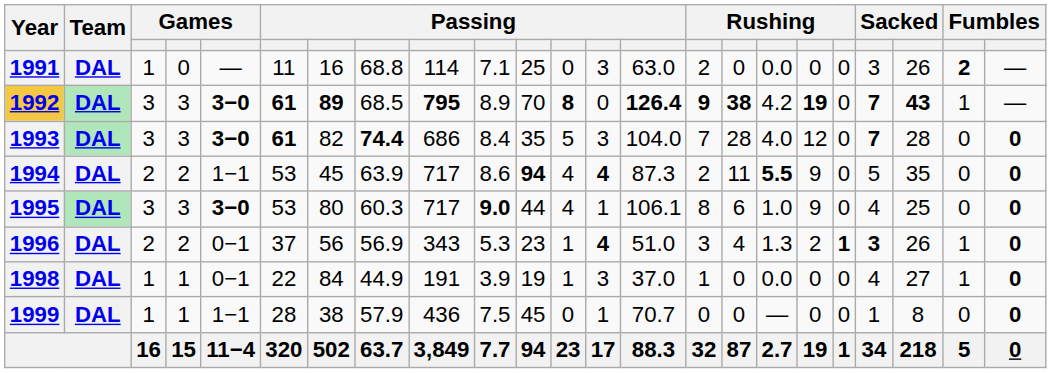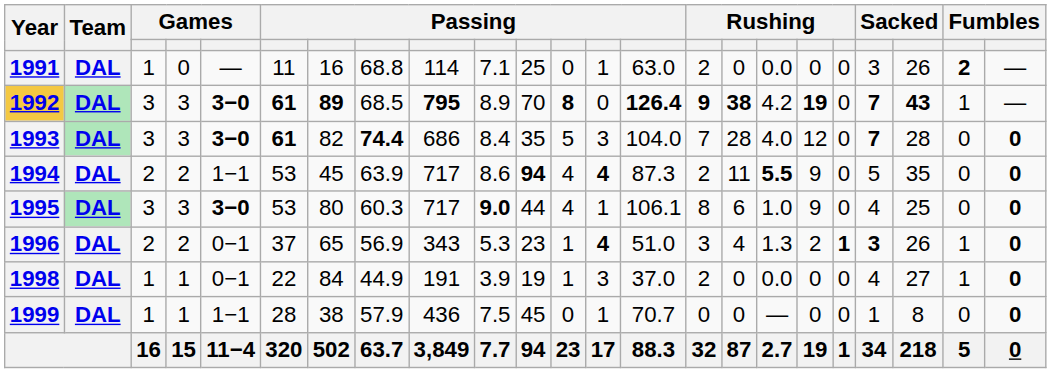(603, 67) 3 -> (603, 67) 1
(331, 244) 56 -> (331, 244) 65
(704, 279) 1 -> (704, 279) 2
